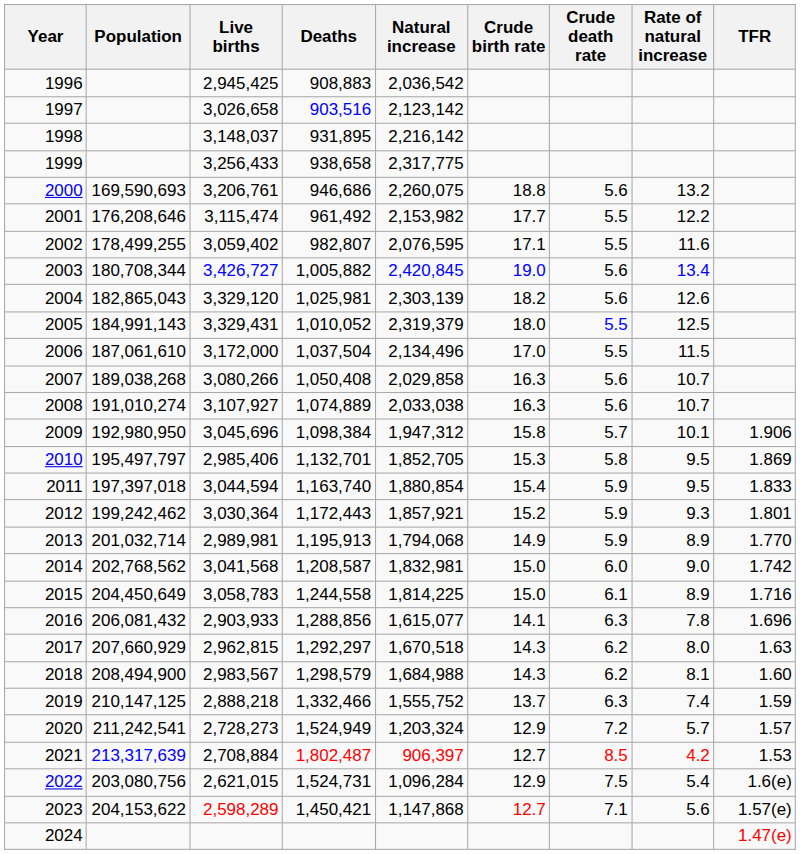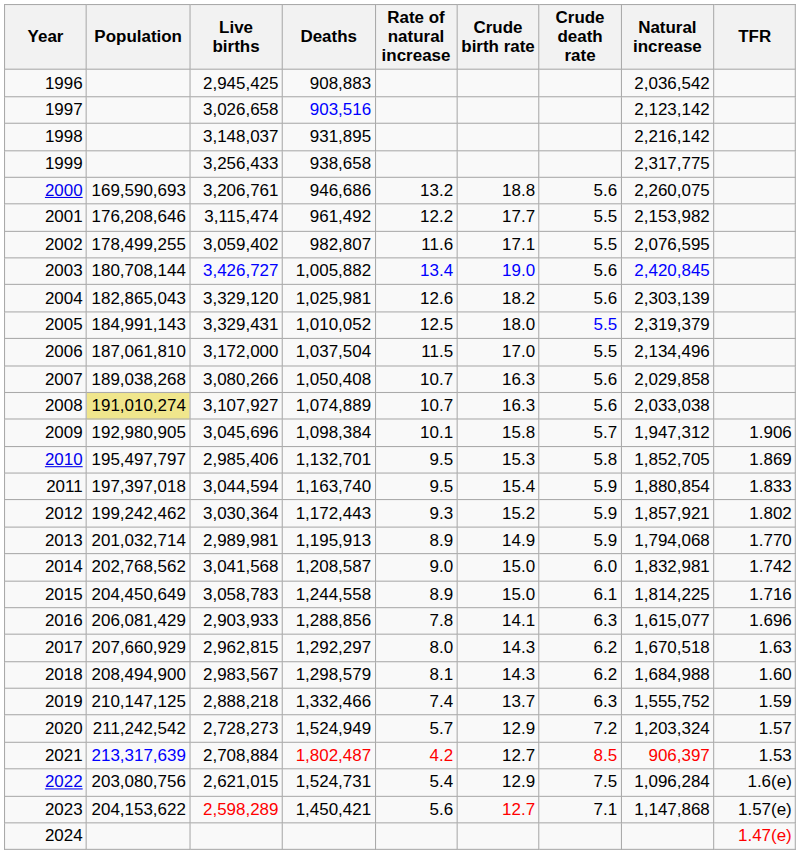columns swapped: (421, 37) <-> (673, 37)
(139, 271) 180,708,344 -> (139, 271) 180,708,144
(139, 351) 187,061,610 -> (139, 351) 187,061,810
(139, 405) no background -> (139, 405) khaki background
(139, 432) 192,980,950 -> (139, 432) 192,980,905
(771, 513) 1.801 -> (771, 513) 1.802
(139, 620) 206,081,432 -> (139, 620) 206,081,429
(139, 728) 211,242,541 -> (139, 728) 211,242,542
